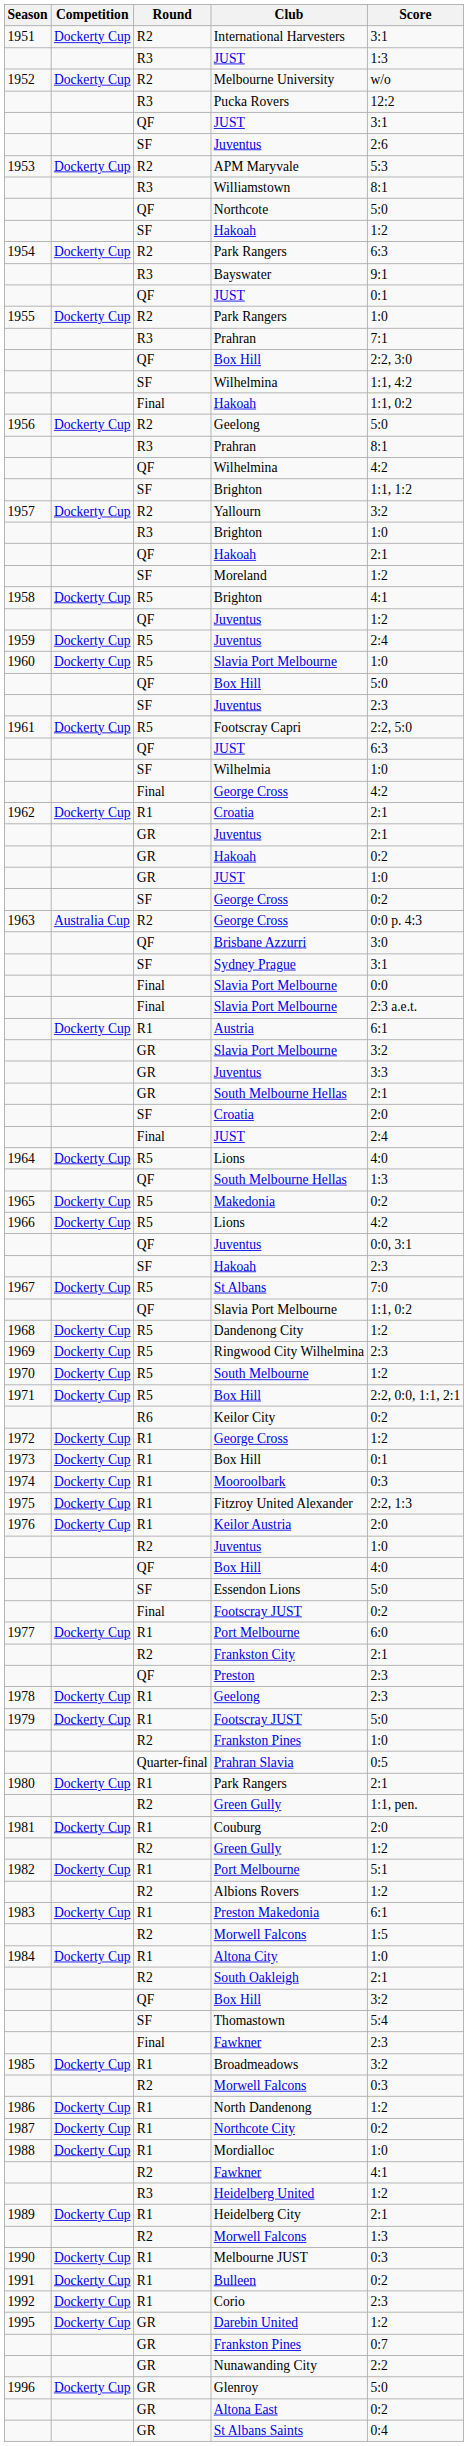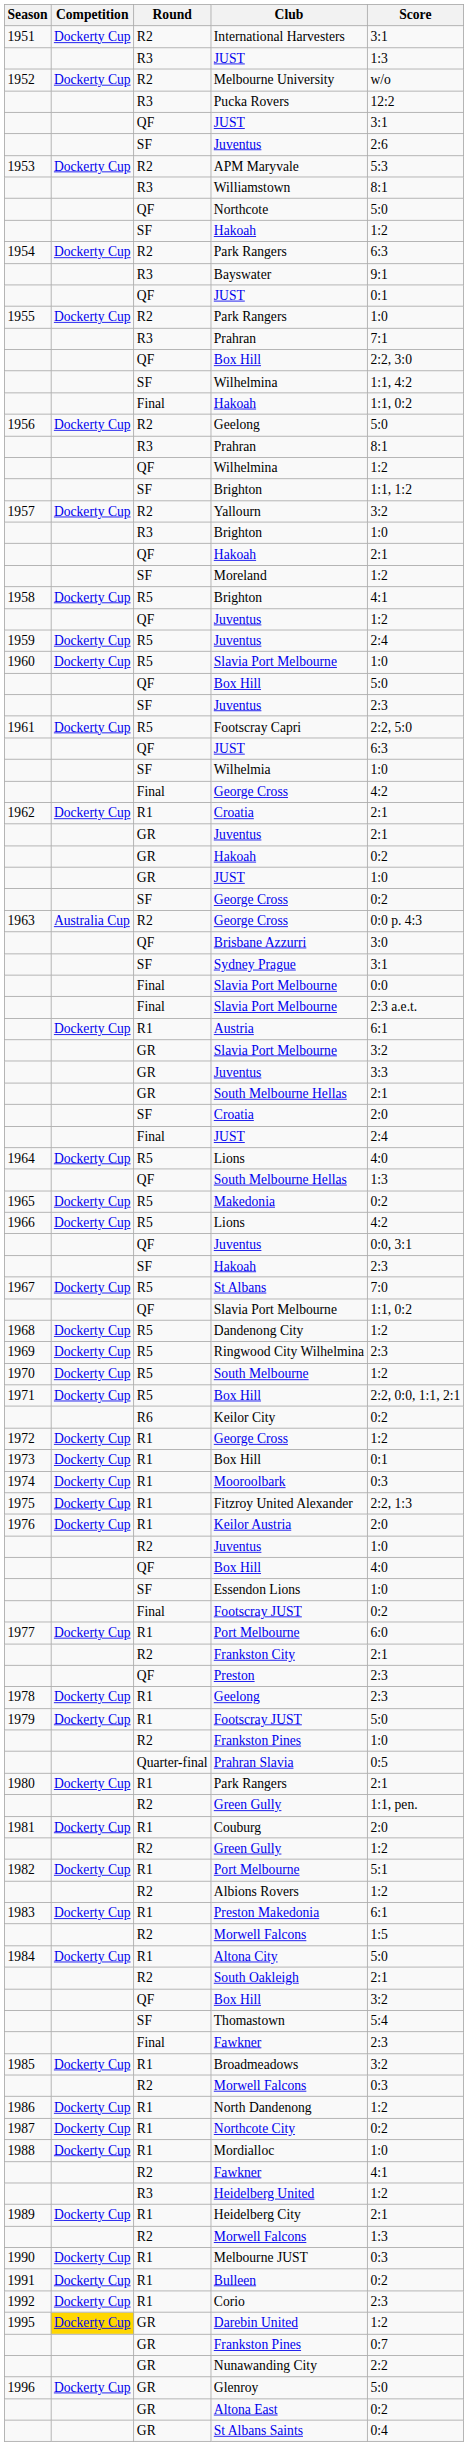(379, 468) 4:2 -> (379, 468) 1:2
(379, 1589) 5:0 -> (379, 1589) 1:0
(379, 1956) 1:0 -> (379, 1956) 5:0
(92, 2323) no background -> (92, 2323) gold background
